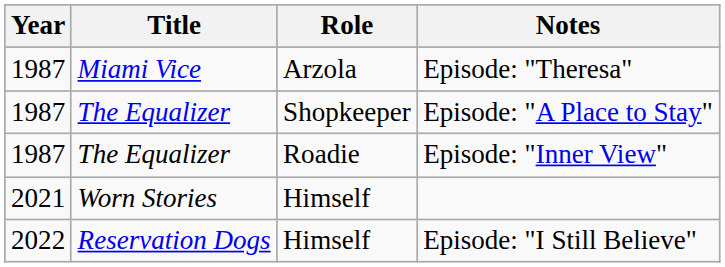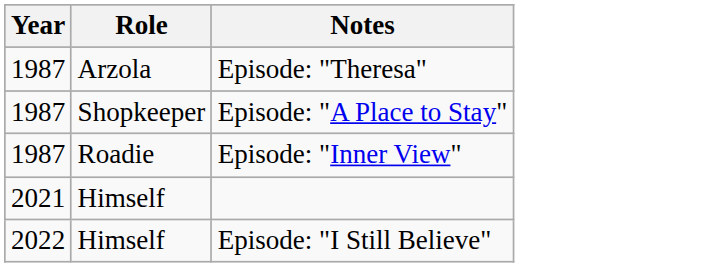- column: (174, 25)
